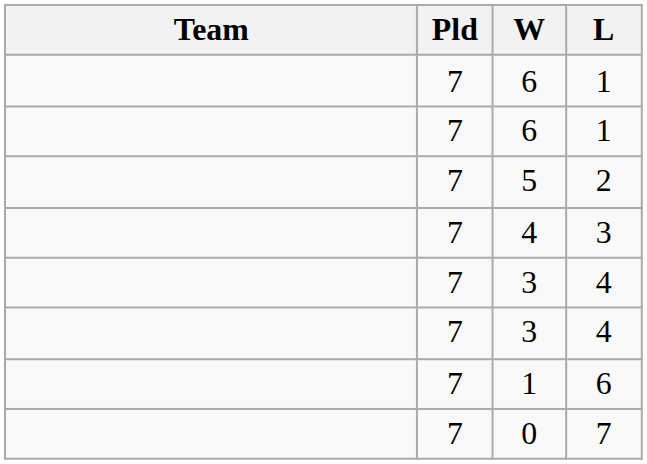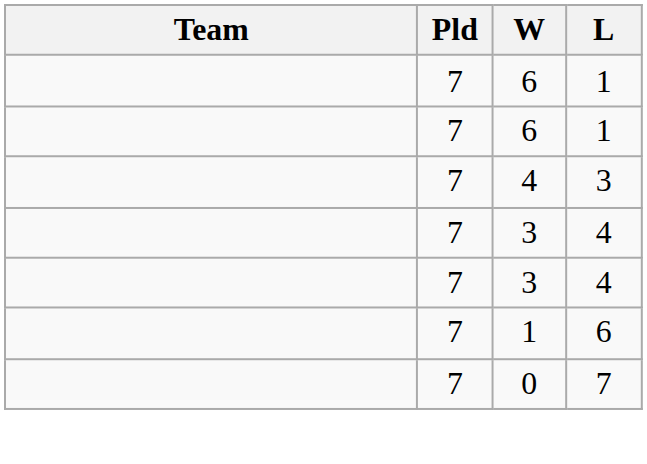- row: (529, 181)
